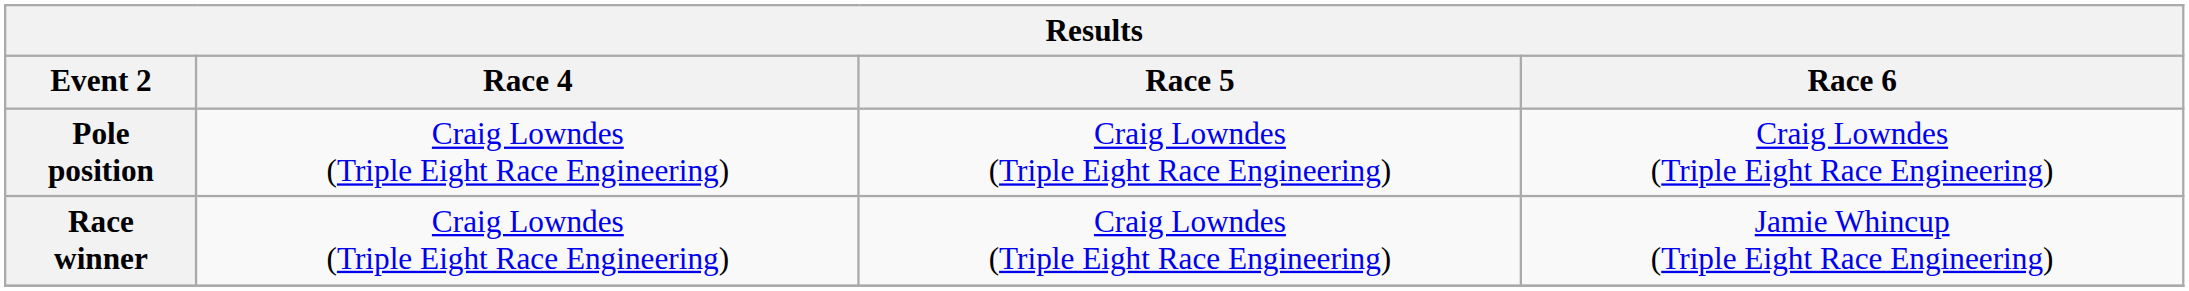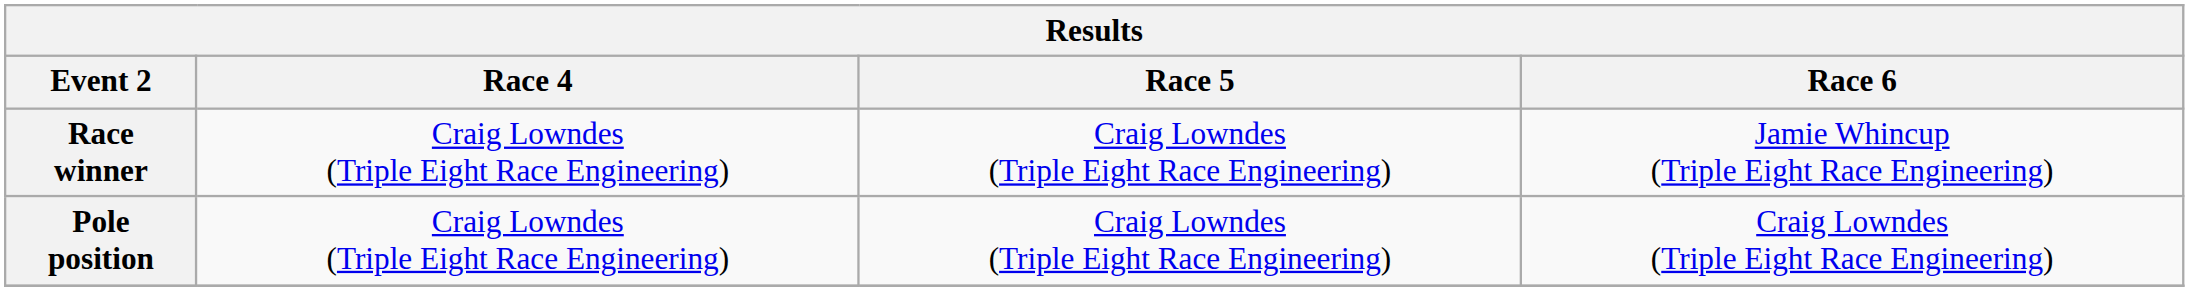rows swapped: (101, 151) <-> (101, 239)
